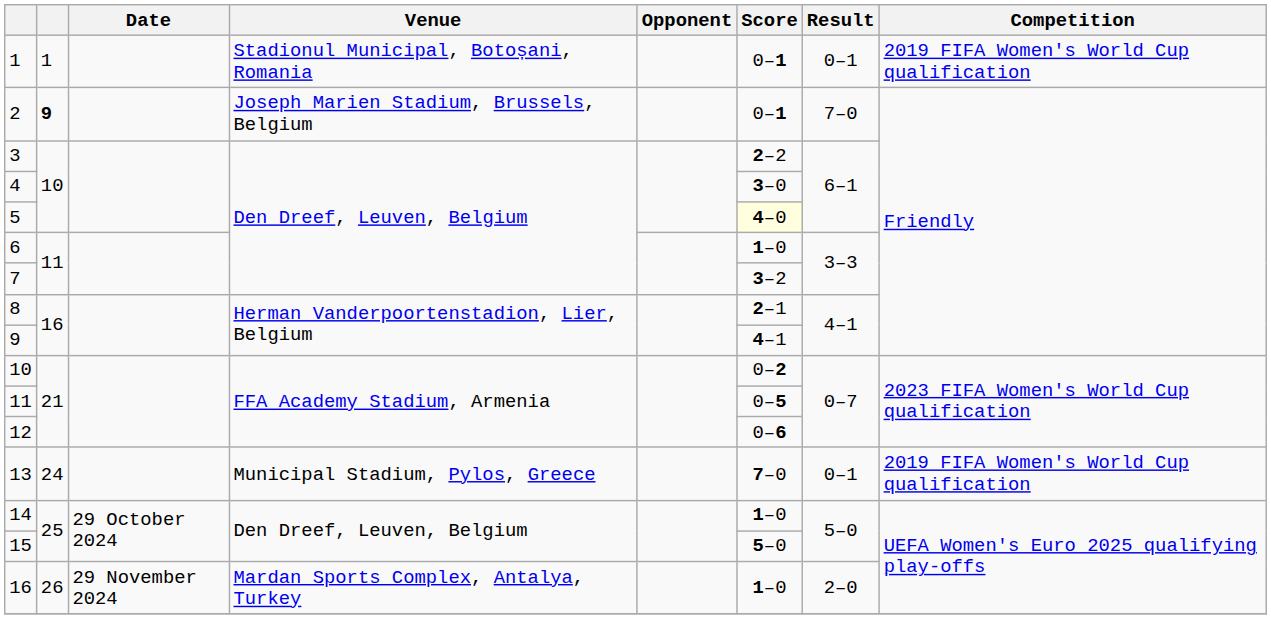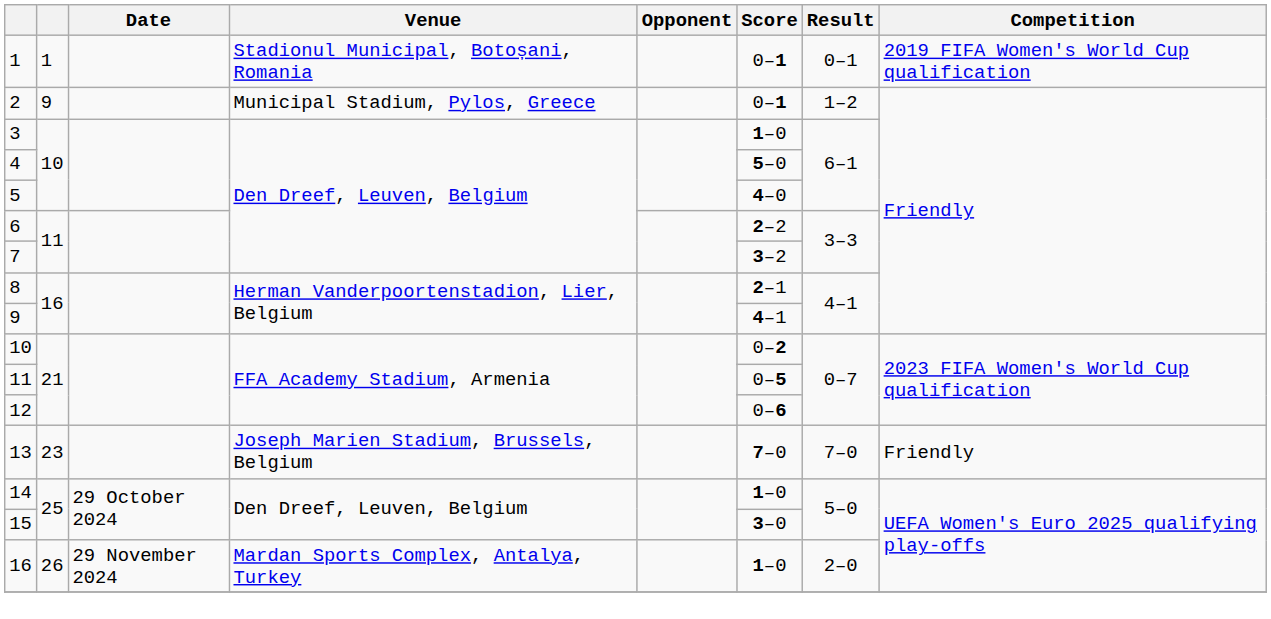(46, 114) bold -> (46, 103) normal
(414, 114) Joseph Marien Stadium, Brussels, Belgium -> (414, 103) Municipal Stadium, Pylos, Greece
(841, 114) 7–0 -> (841, 103) 1–2
(770, 156) 2–2 -> (770, 134) 1–0
(770, 186) 3–0 -> (770, 165) 5–0
(770, 217) lightyellow background -> (770, 195) no background
(770, 248) 1–0 -> (770, 226) 2–2
(52, 474) 24 -> (52, 452) 23
(414, 474) Municipal Stadium, Pylos, Greece -> (414, 452) Joseph Marien Stadium, Brussels, Belgium
(841, 474) 0–1 -> (841, 452) 7–0
(1036, 474) 2019 FIFA Women's World Cup qualification -> (929, 452) Friendly
(770, 546) 5–0 -> (770, 524) 3–0
